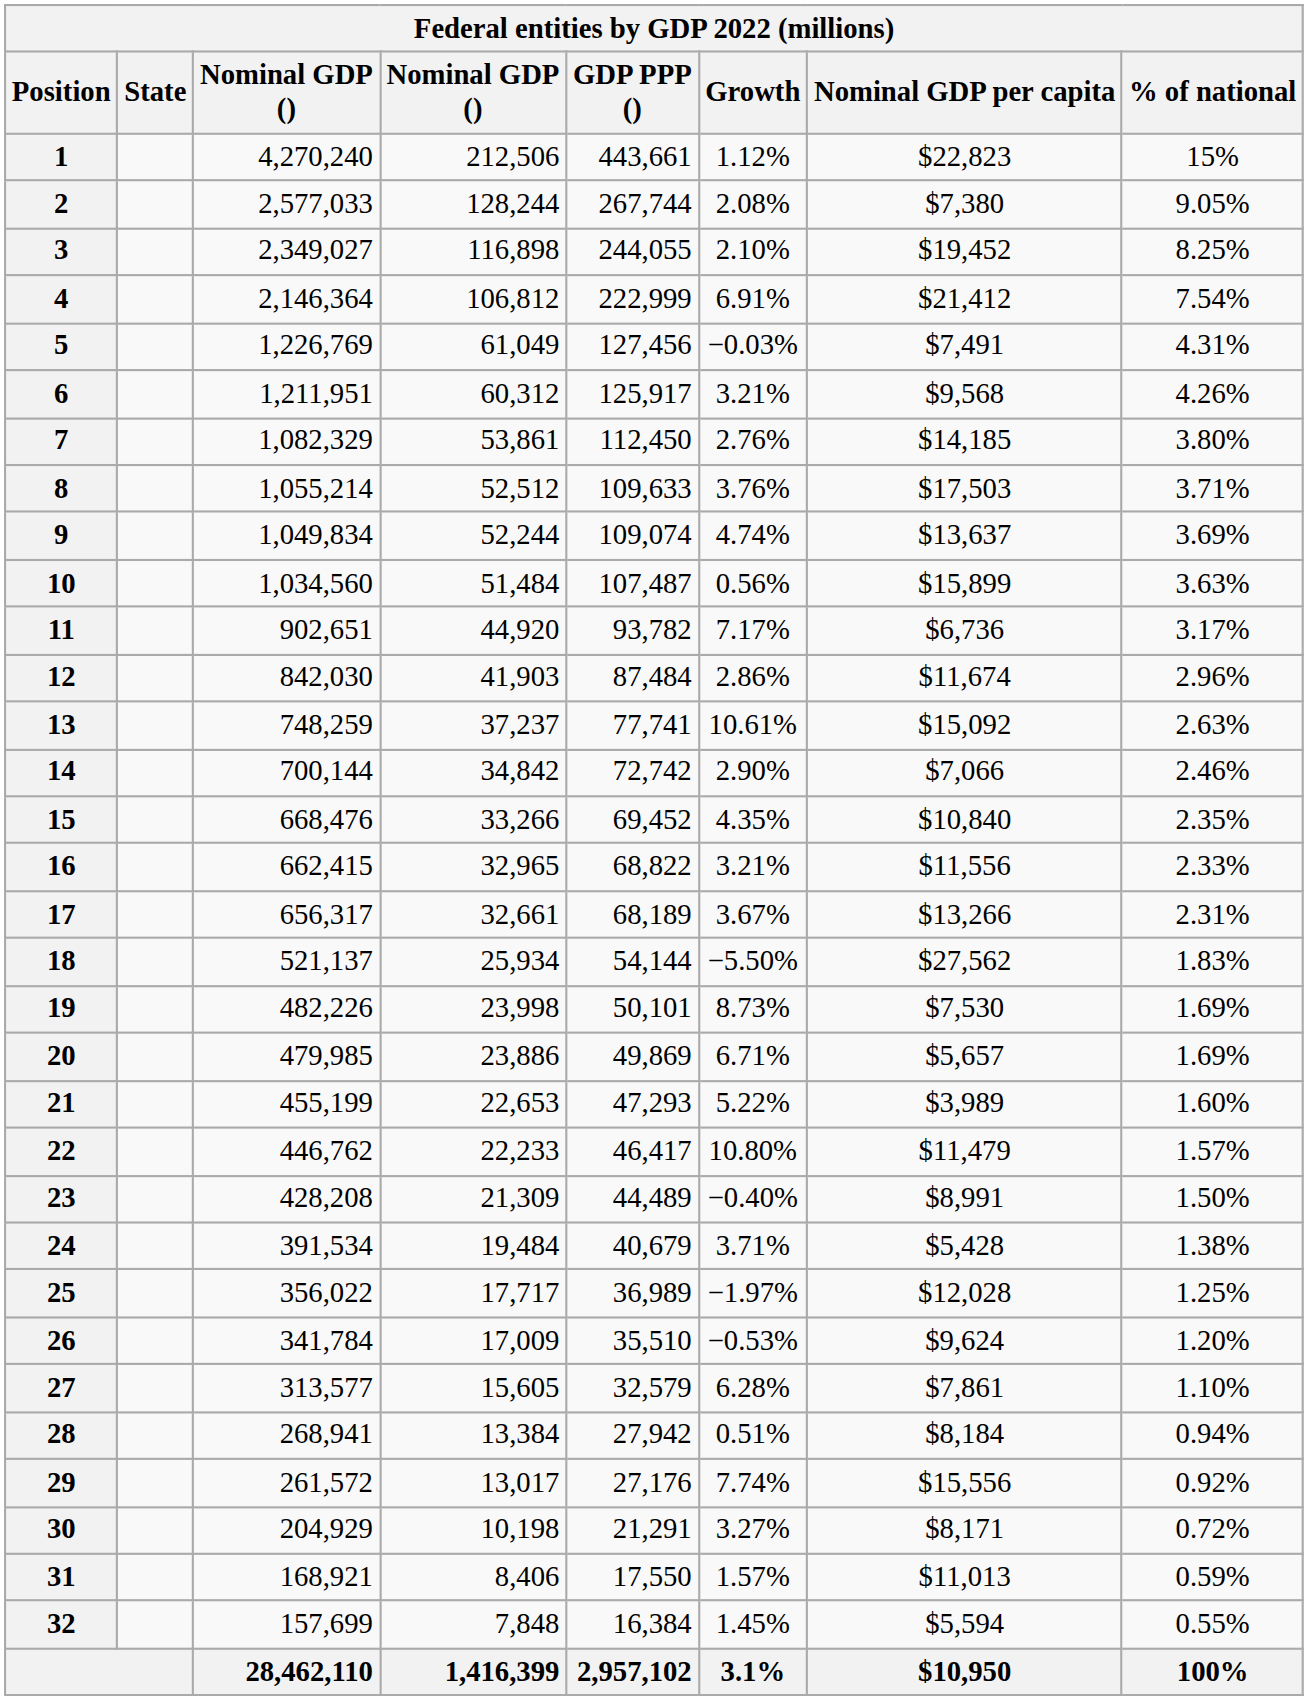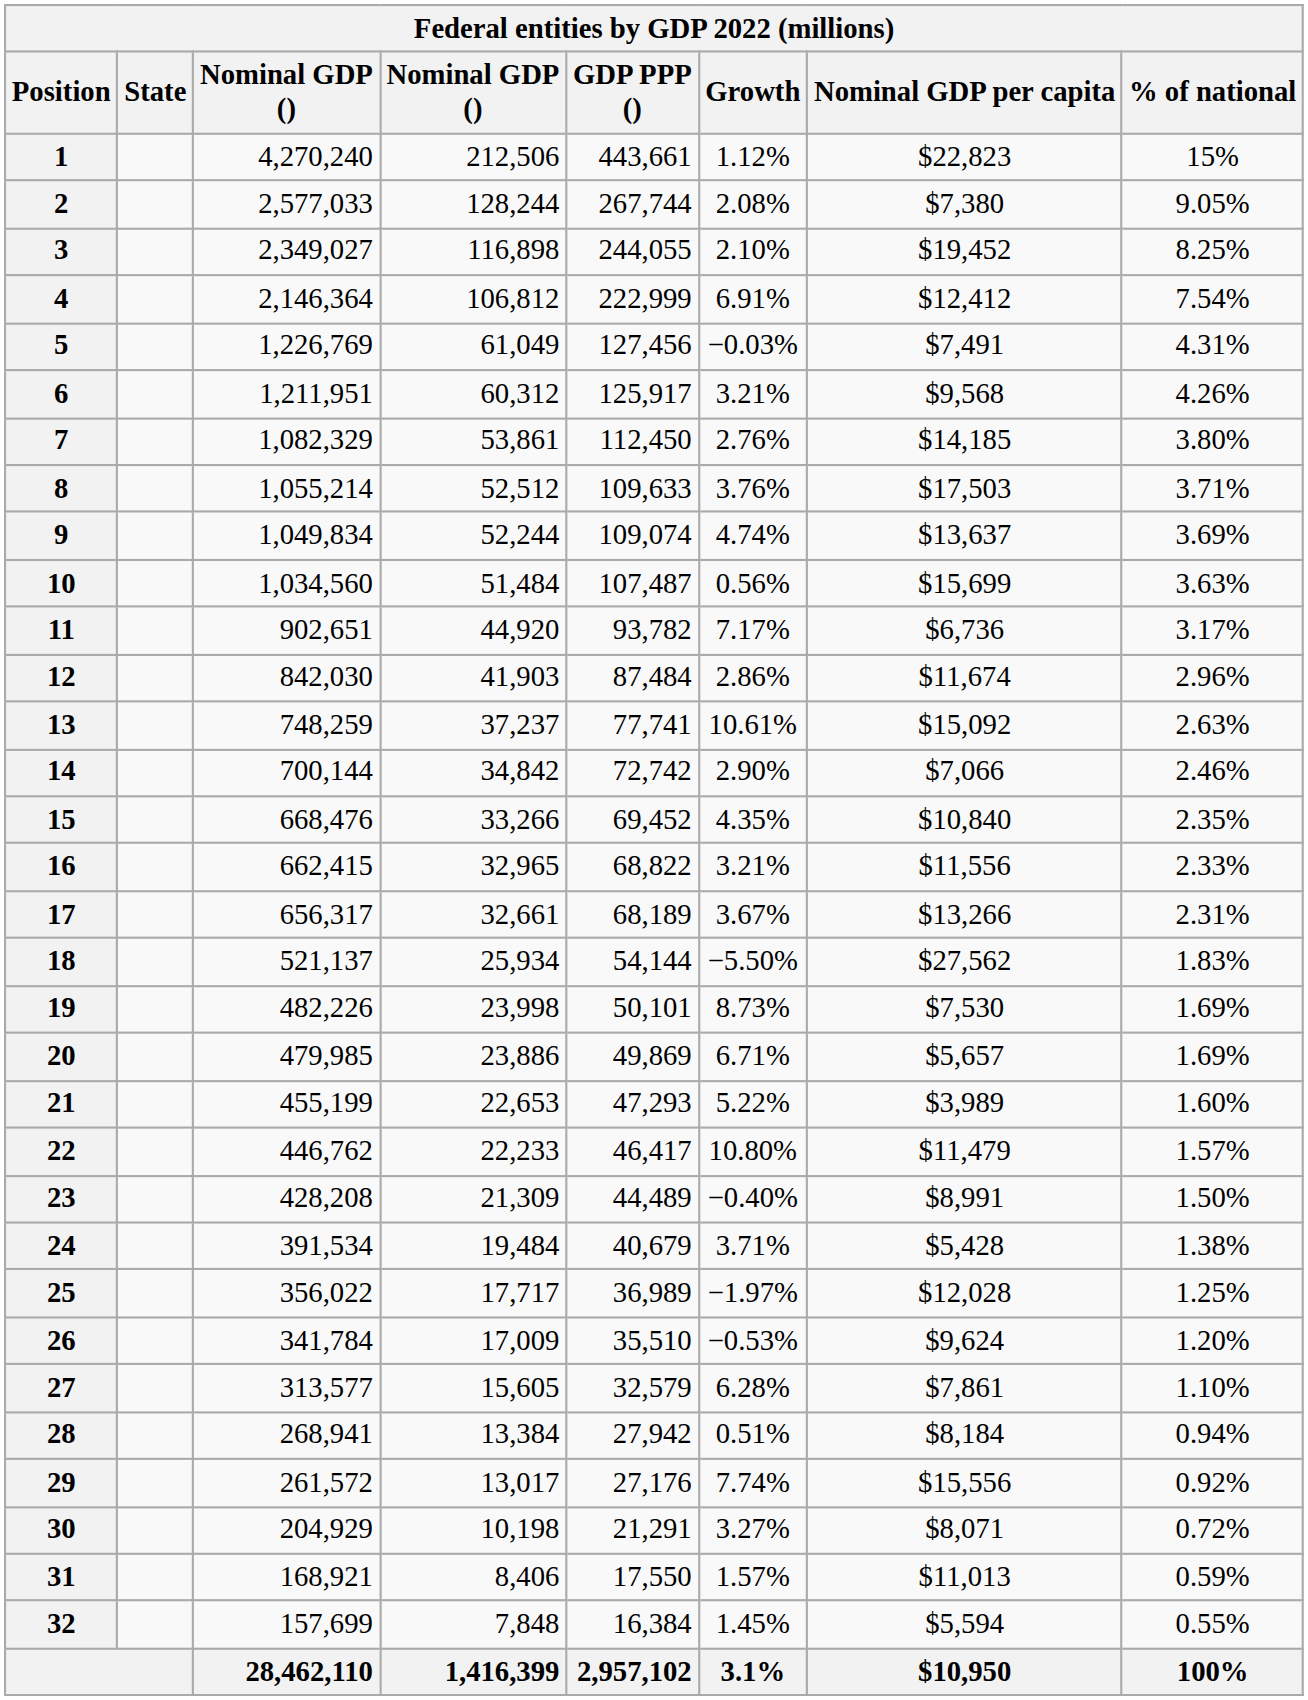(965, 298) $21,412 -> (965, 298) $12,412
(965, 582) $15,899 -> (965, 582) $15,699
(965, 1529) $8,171 -> (965, 1529) $8,071
